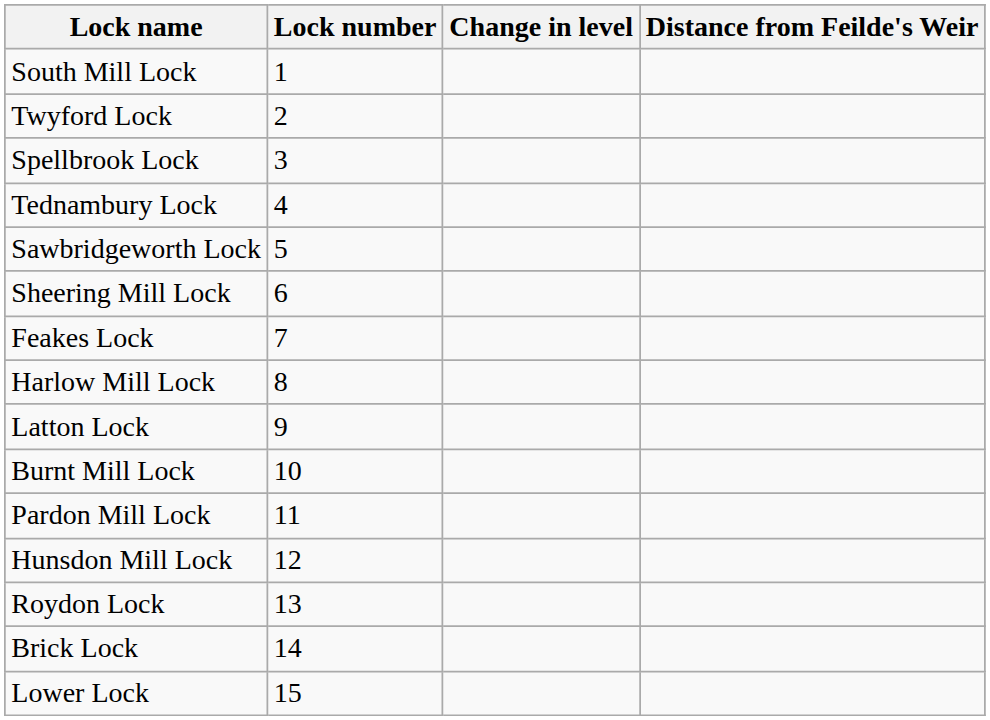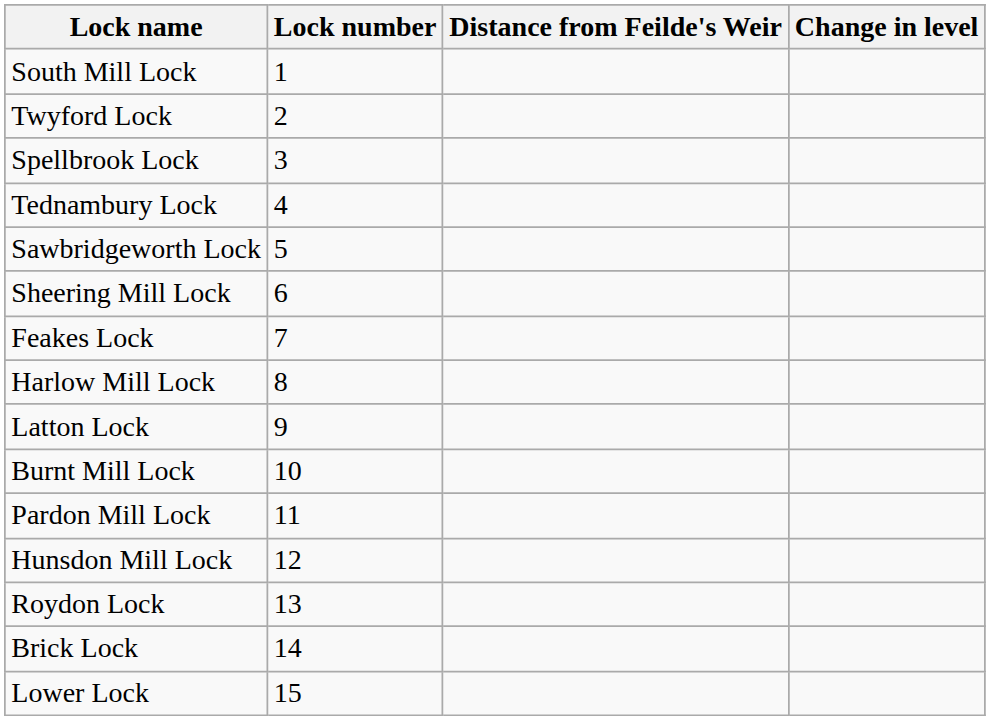columns swapped: (541, 26) <-> (812, 26)
